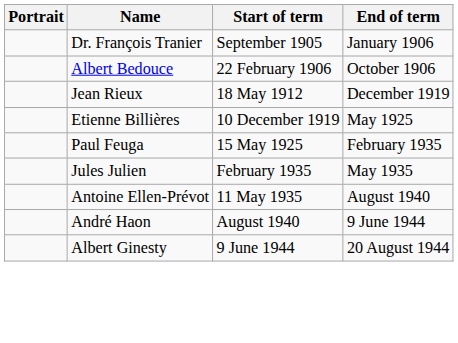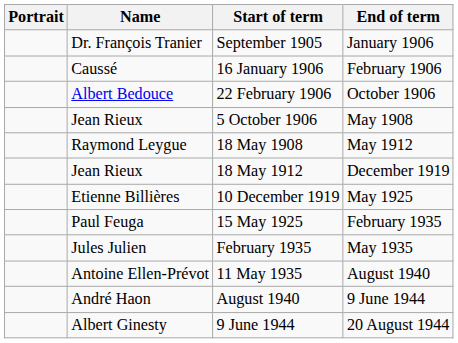+ row: (270, 68)
+ row: (267, 119)
+ row: (260, 145)
